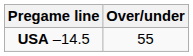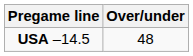(146, 39) 55 -> (146, 39) 48
